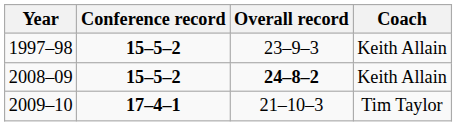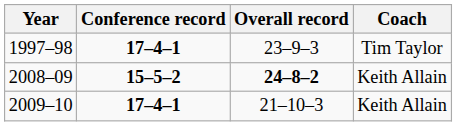(153, 47) 15–5–2 -> (153, 47) 17–4–1
(402, 47) Keith Allain -> (402, 47) Tim Taylor
(402, 105) Tim Taylor -> (402, 105) Keith Allain
